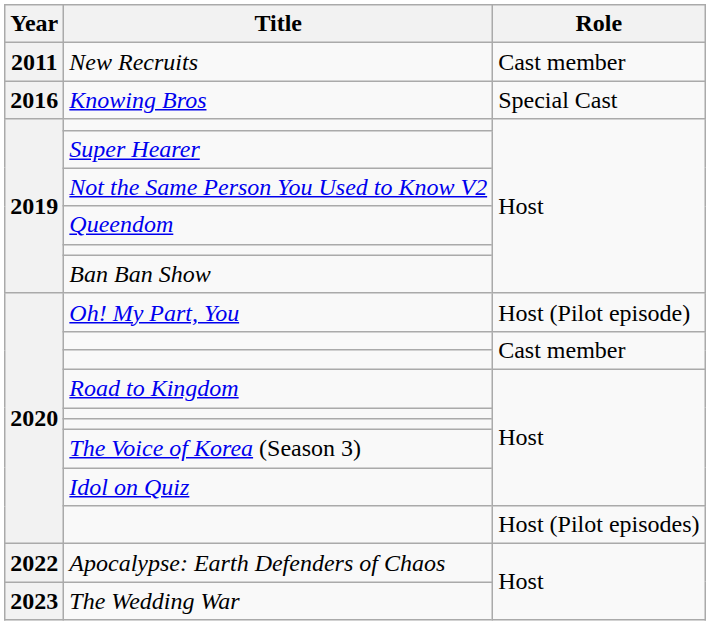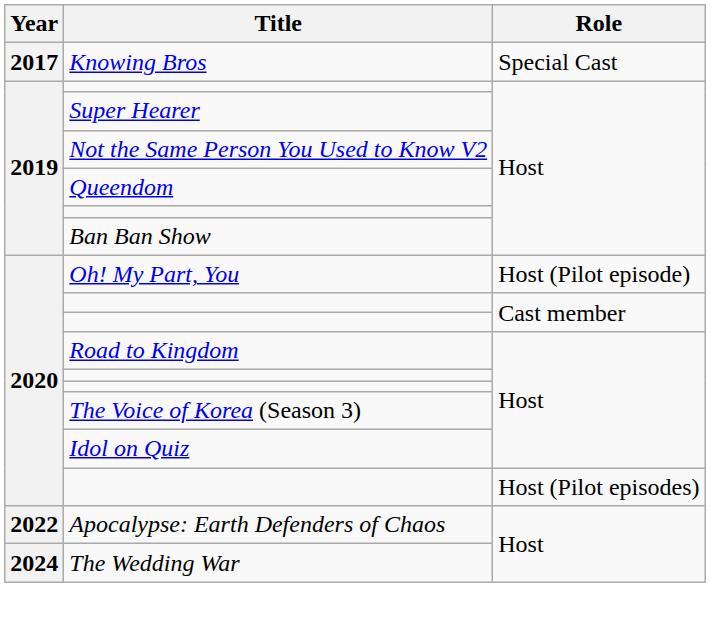- row: (134, 61)
(34, 99) 2016 -> (34, 61) 2017
(34, 600) 2023 -> (34, 562) 2024
